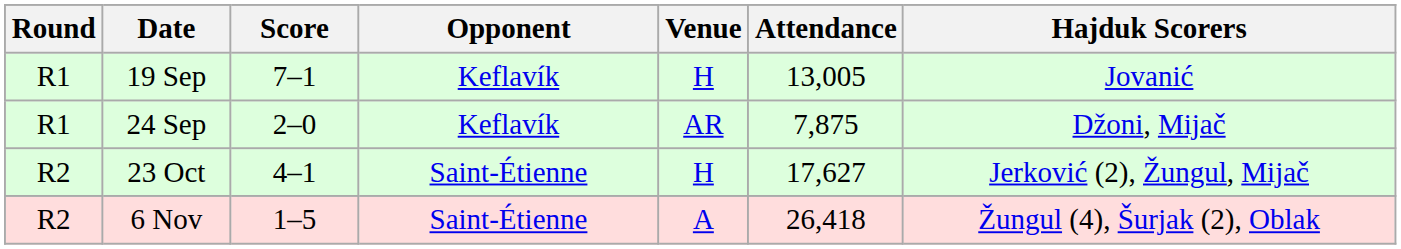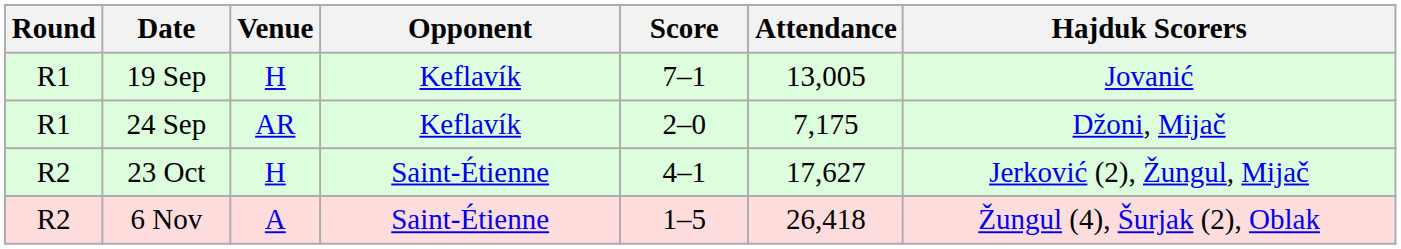columns swapped: (703, 28) <-> (294, 28)
(826, 124) 7,875 -> (826, 124) 7,175
